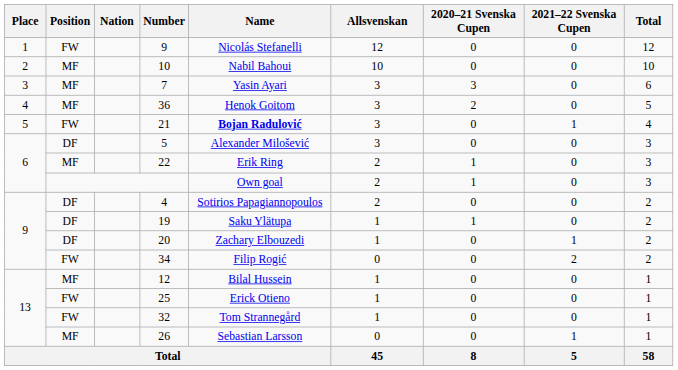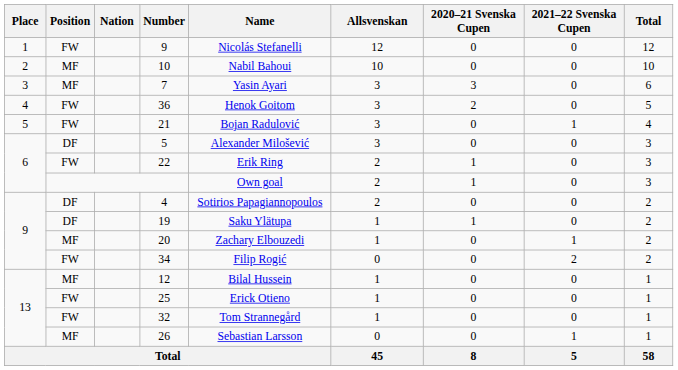(70, 105) MF -> (70, 105) FW
(260, 124) bold -> (260, 124) normal
(70, 163) MF -> (70, 163) FW
(70, 240) DF -> (70, 240) MF
